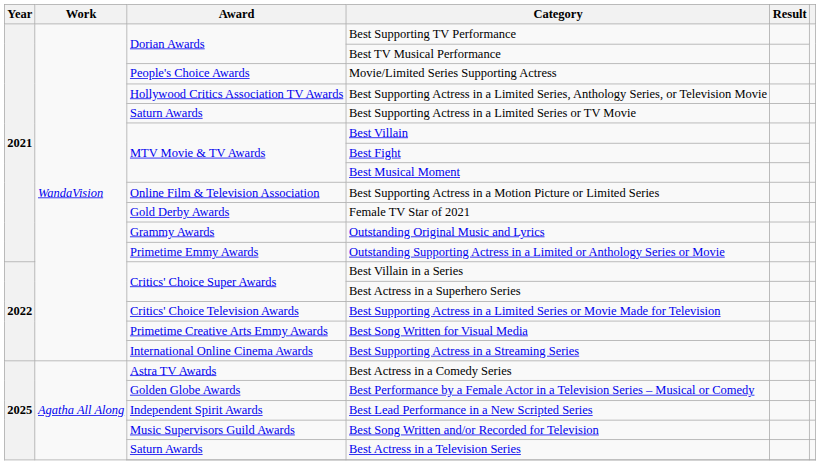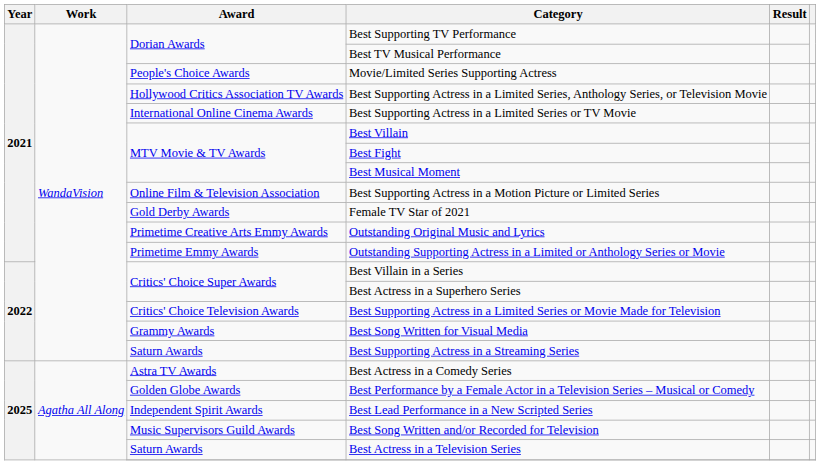(166, 113) Saturn Awards -> (221, 113) International Online Cinema Awards
(172, 232) Grammy Awards -> (229, 232) Primetime Creative Arts Emmy Awards
(229, 331) Primetime Creative Arts Emmy Awards -> (172, 331) Grammy Awards
(221, 350) International Online Cinema Awards -> (166, 350) Saturn Awards
